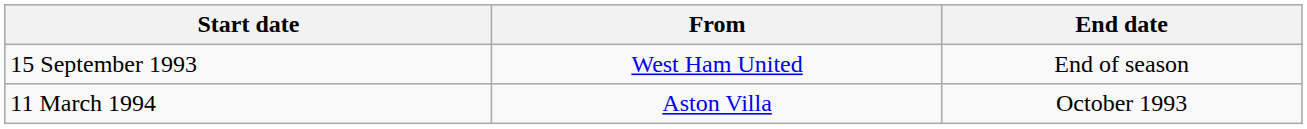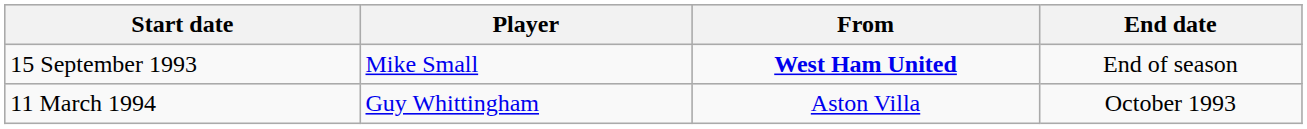+ column: (526, 24)
(717, 64) normal -> (866, 64) bold
